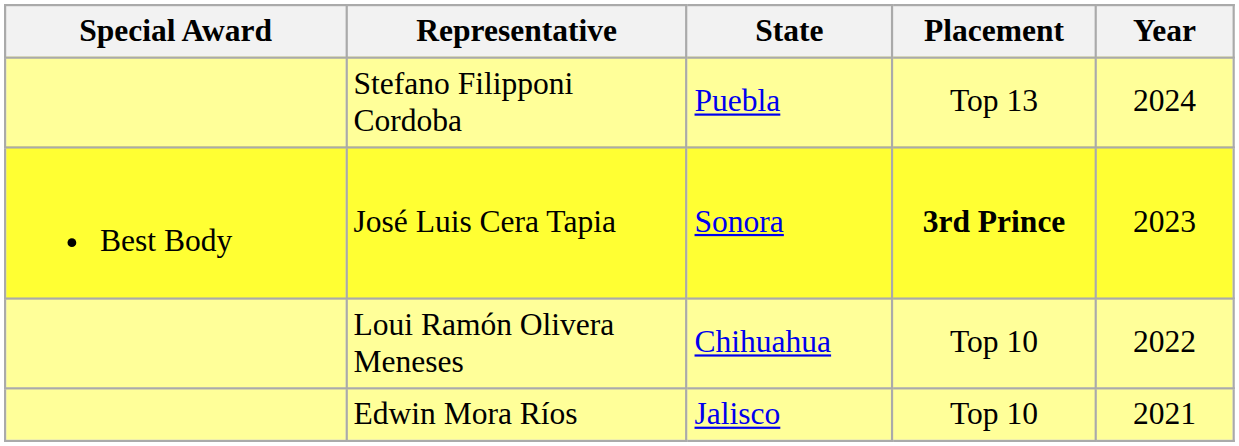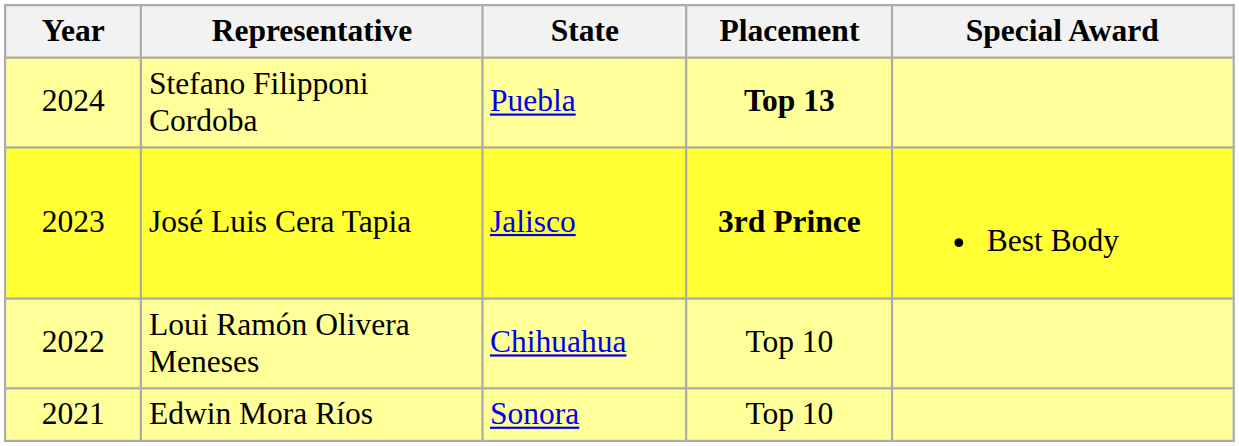columns swapped: (1165, 30) <-> (176, 30)
(994, 101) normal -> (789, 101) bold
(739, 221) Sonora -> (533, 221) Jalisco
(737, 413) Jalisco -> (535, 413) Sonora
